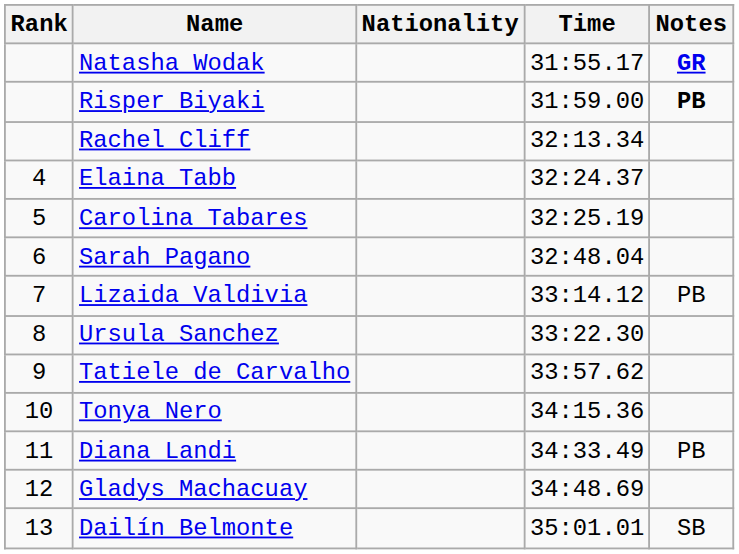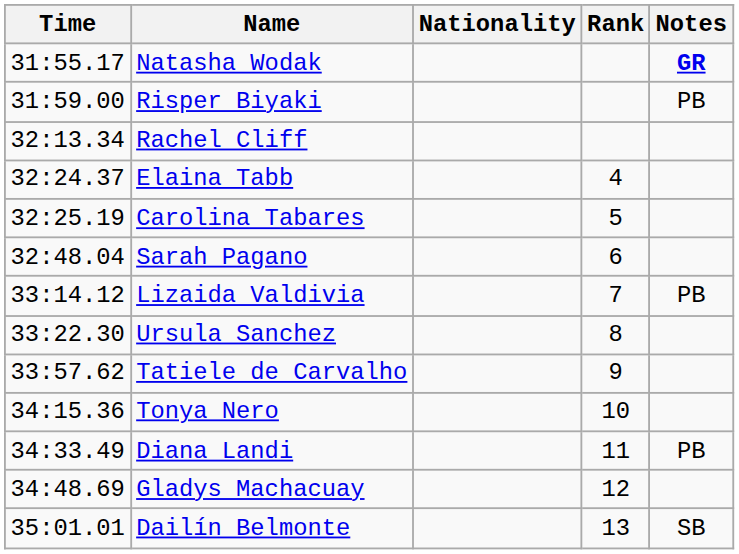columns swapped: (39, 24) <-> (587, 24)
(691, 102) bold -> (691, 102) normal
